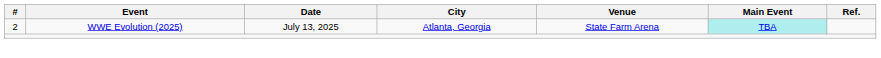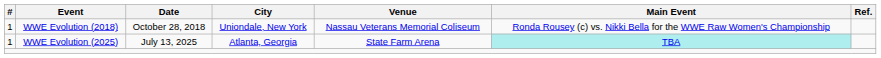+ row: (71, 26)
(15, 26) 2 -> (10, 41) 1
